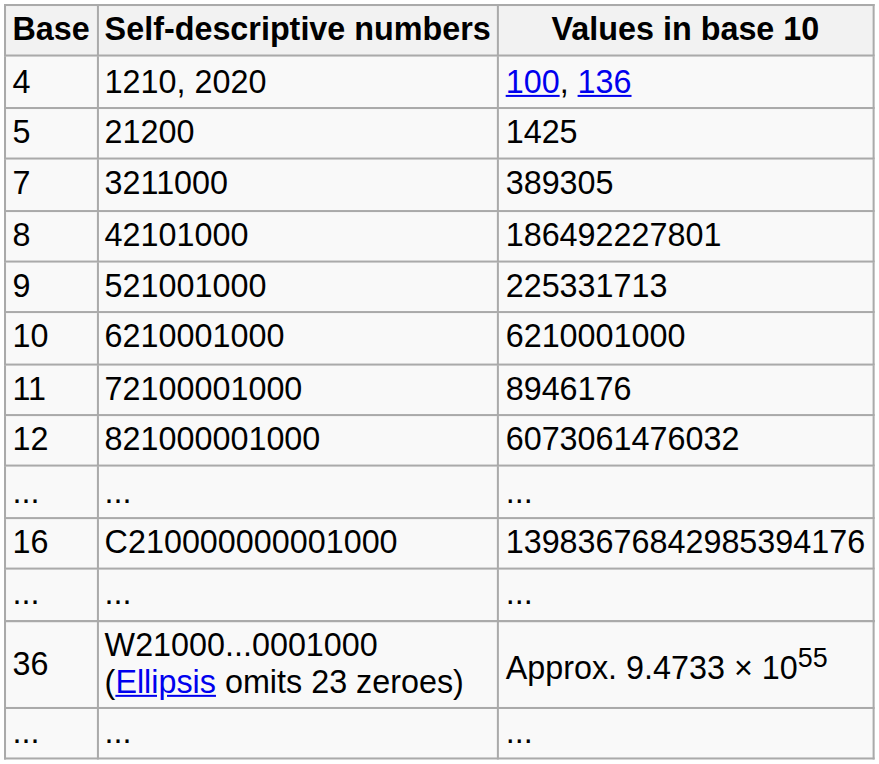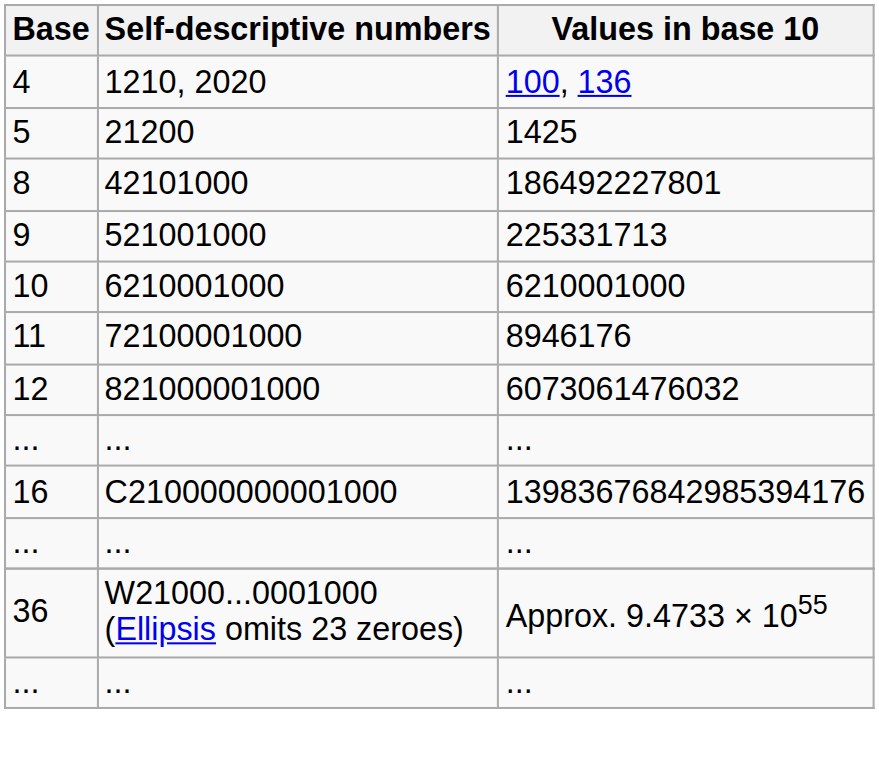- row: (21, 183)
